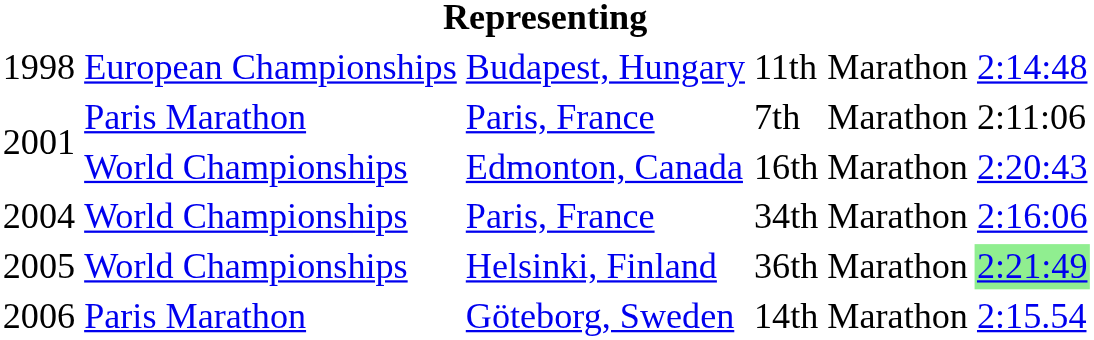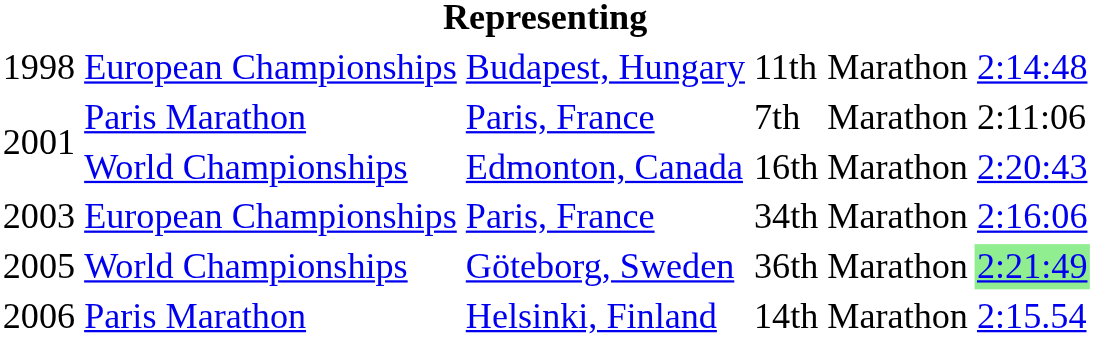(39, 216) 2004 -> (39, 216) 2003
(246, 216) World Championships -> (270, 216) European Championships
(591, 266) Helsinki, Finland -> (600, 266) Göteborg, Sweden
(600, 315) Göteborg, Sweden -> (591, 315) Helsinki, Finland
